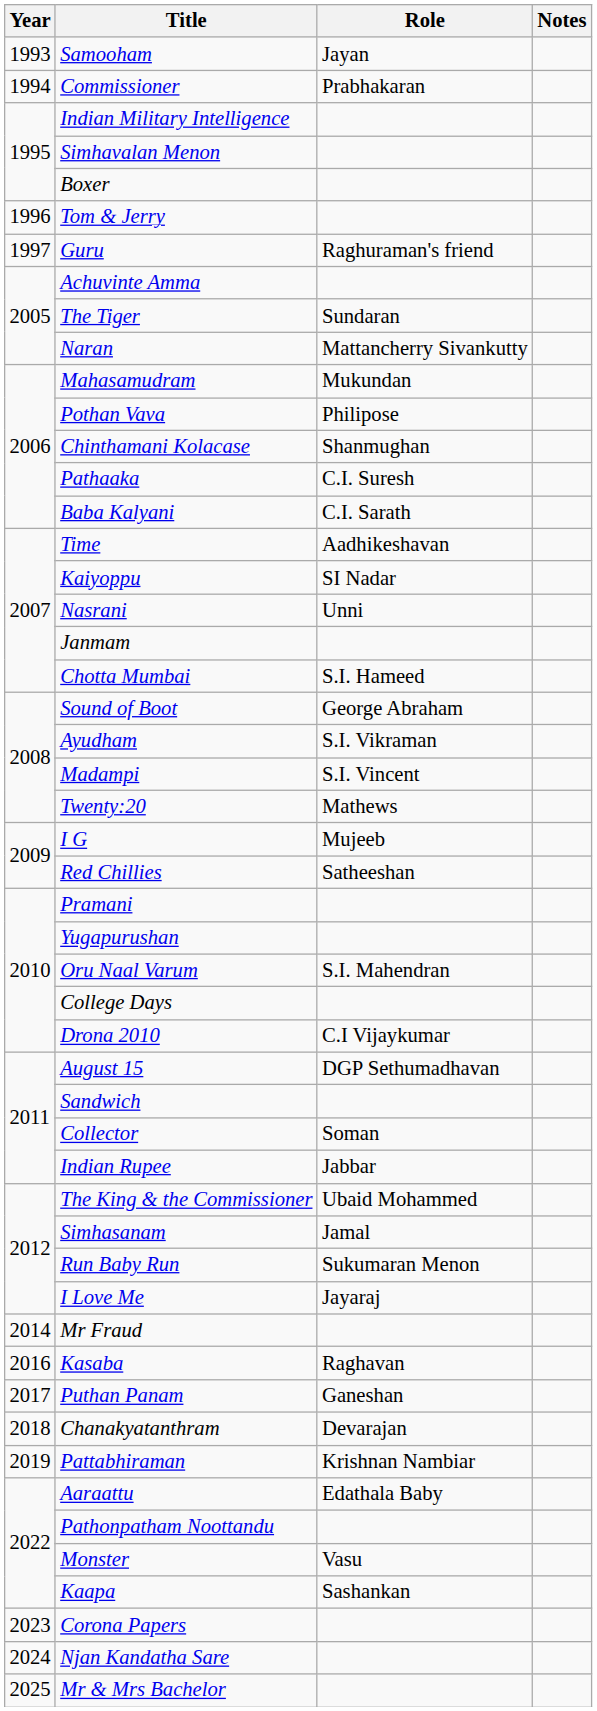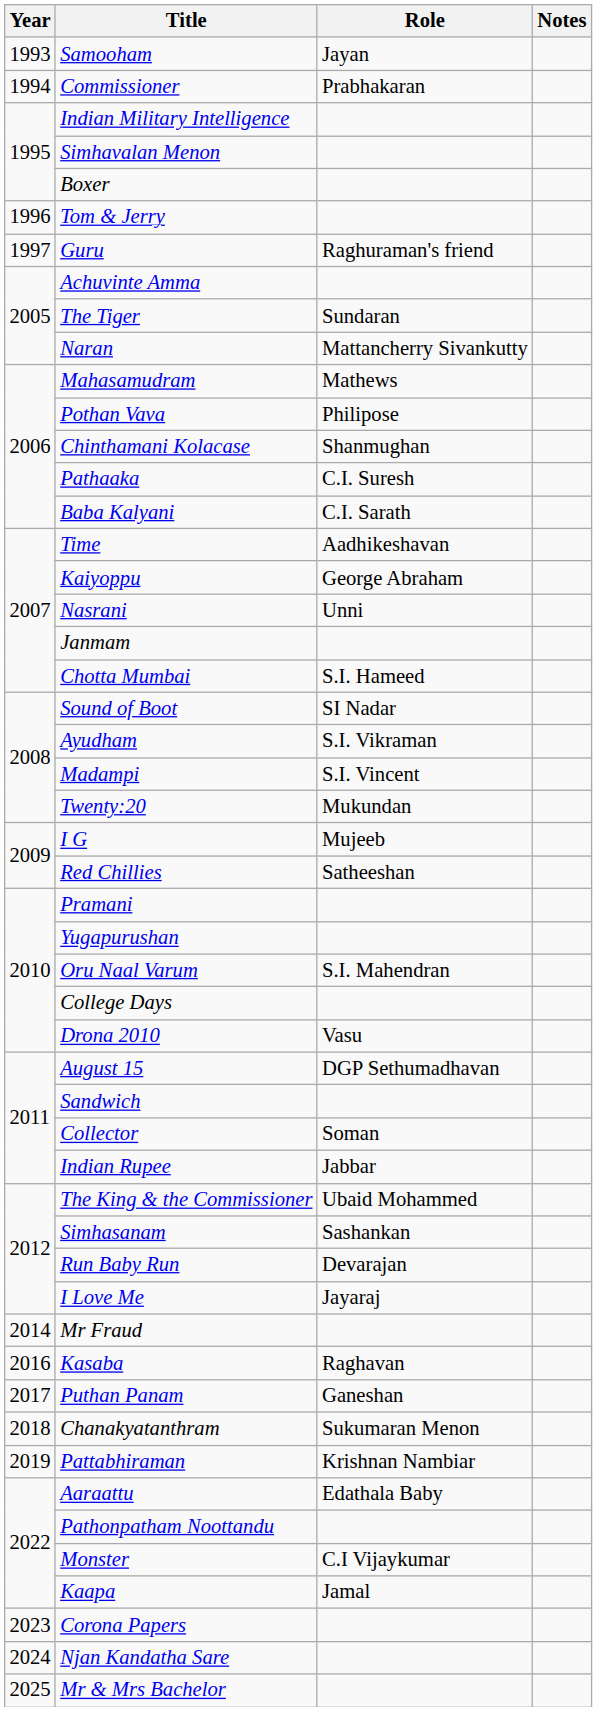(367, 380) Mukundan -> (360, 380) Mathews
(359, 577) SI Nadar -> (393, 577) George Abraham
(393, 708) George Abraham -> (359, 708) SI Nadar
(360, 806) Mathews -> (367, 806) Mukundan
(386, 1035) C.I Vijaykumar -> (342, 1035) Vasu
(346, 1232) Jamal -> (366, 1232) Sashankan
(401, 1264) Sukumaran Menon -> (364, 1264) Devarajan
(364, 1428) Devarajan -> (401, 1428) Sukumaran Menon
(342, 1559) Vasu -> (386, 1559) C.I Vijaykumar
(366, 1592) Sashankan -> (346, 1592) Jamal
